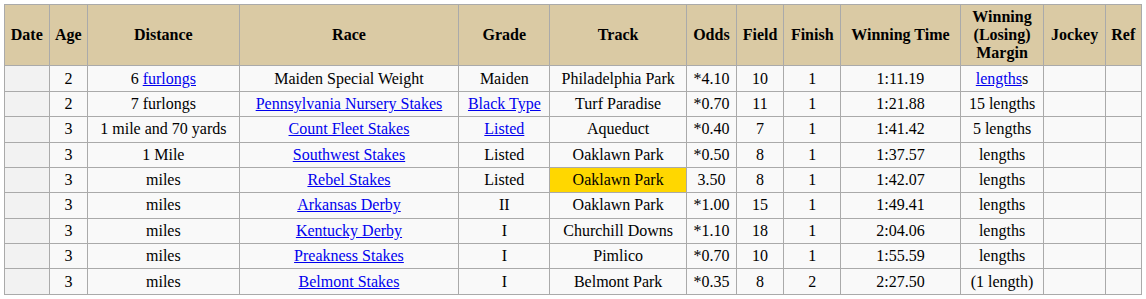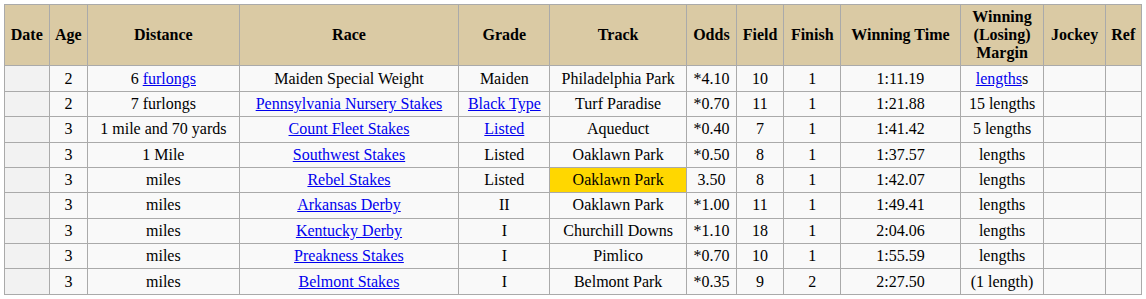(760, 205) 15 -> (760, 205) 11
(760, 281) 8 -> (760, 281) 9
